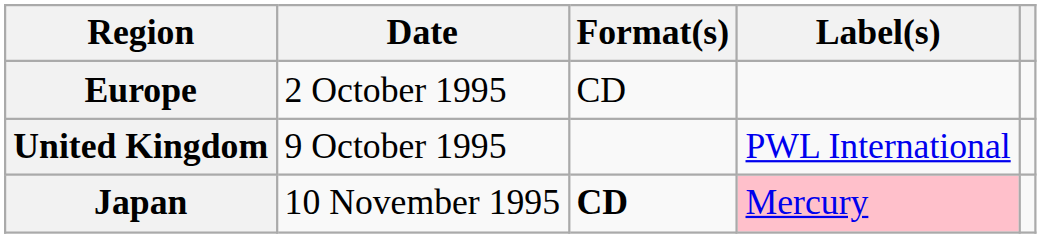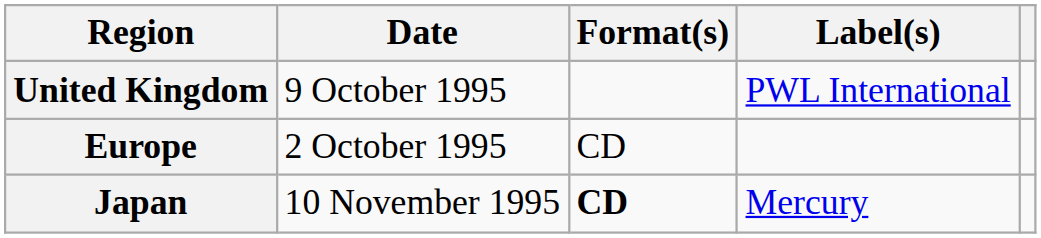rows swapped: (141, 89) <-> (141, 145)
(807, 202) pink background -> (807, 202) no background
